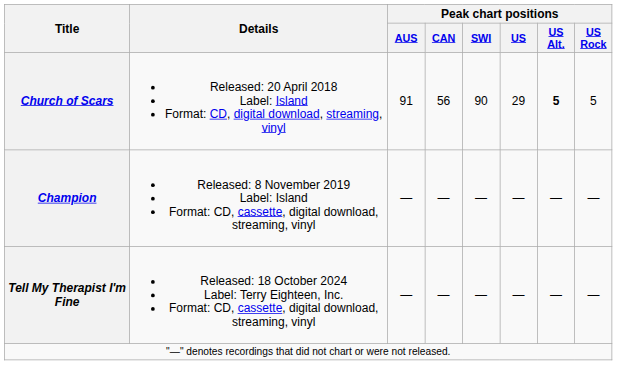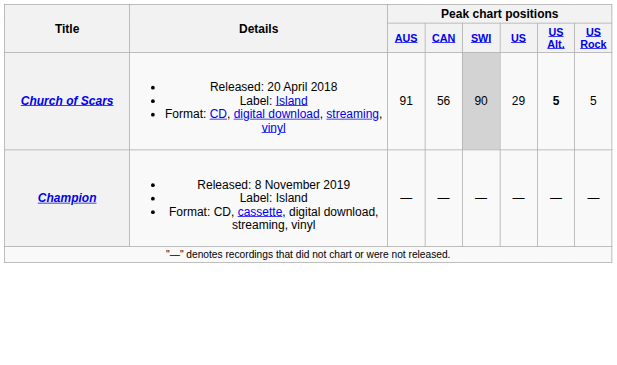(481, 101) no background -> (481, 101) lightgrey background
- row: (67, 295)
